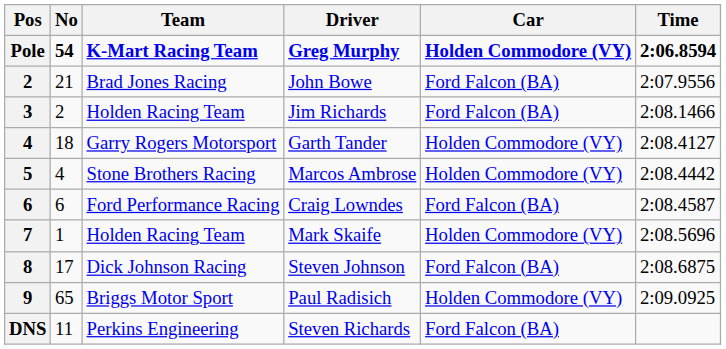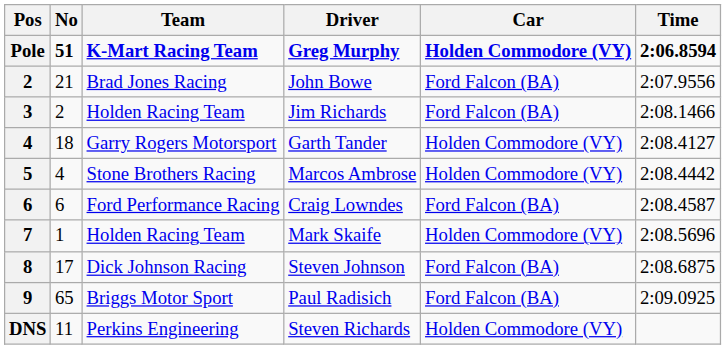(64, 50) 54 -> (64, 50) 51
(524, 297) Holden Commodore (VY) -> (492, 297) Ford Falcon (BA)
(492, 328) Ford Falcon (BA) -> (524, 328) Holden Commodore (VY)
